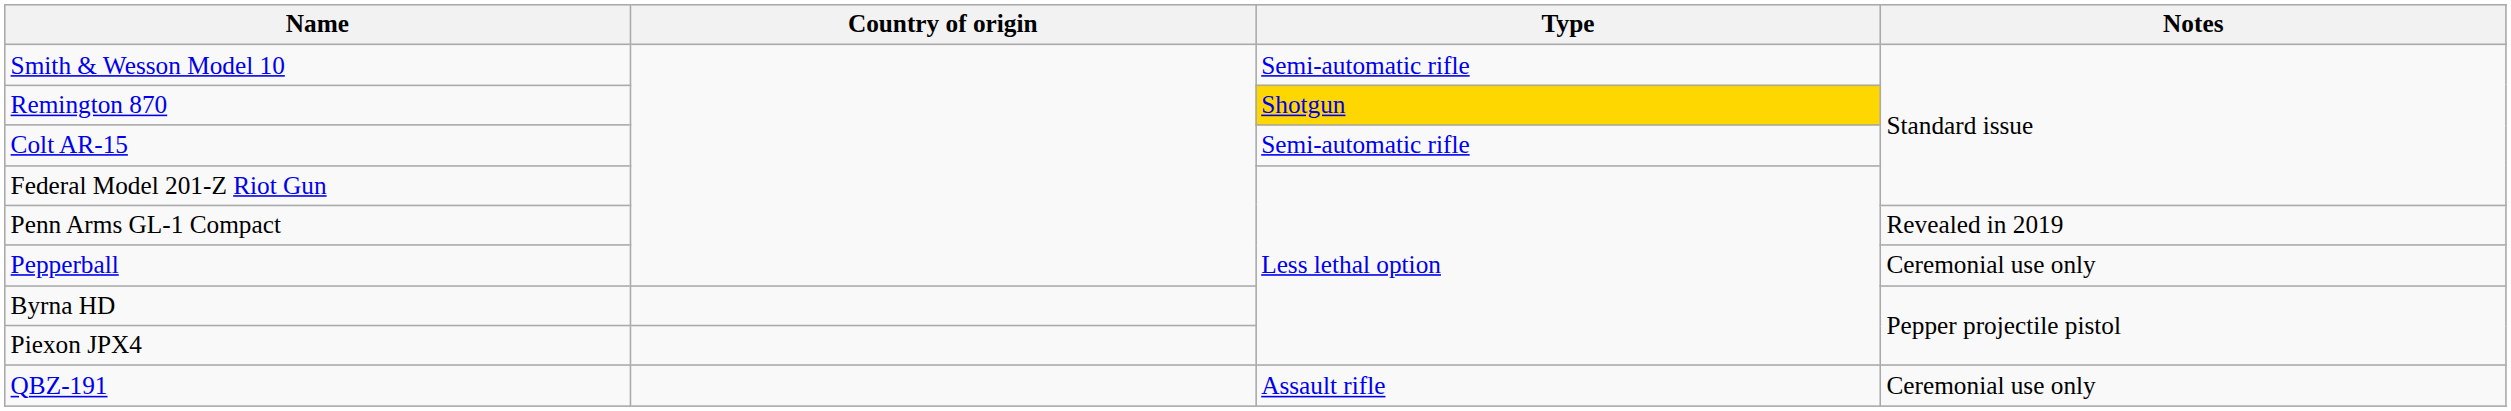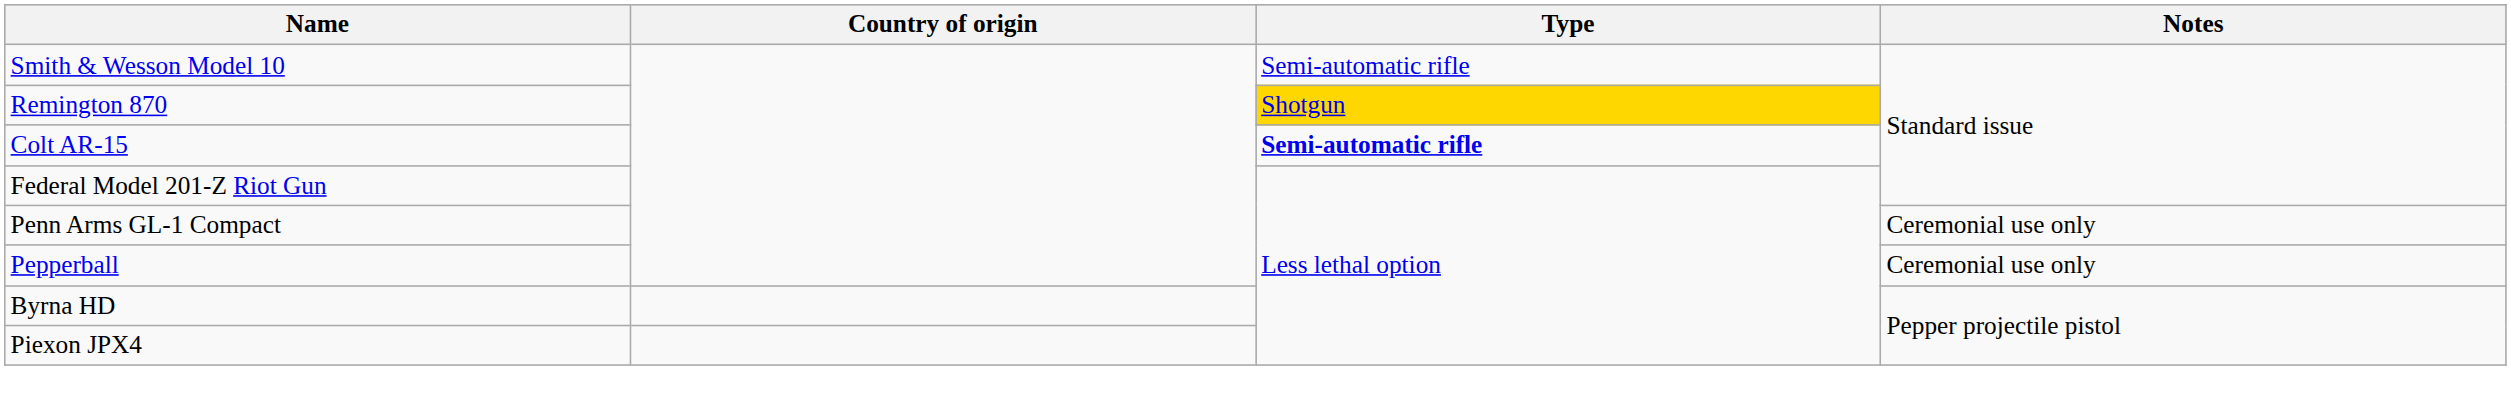(1365, 144) normal -> (1372, 144) bold
(1975, 225) Revealed in 2019 -> (1991, 225) Ceremonial use only
- row: (59, 385)
